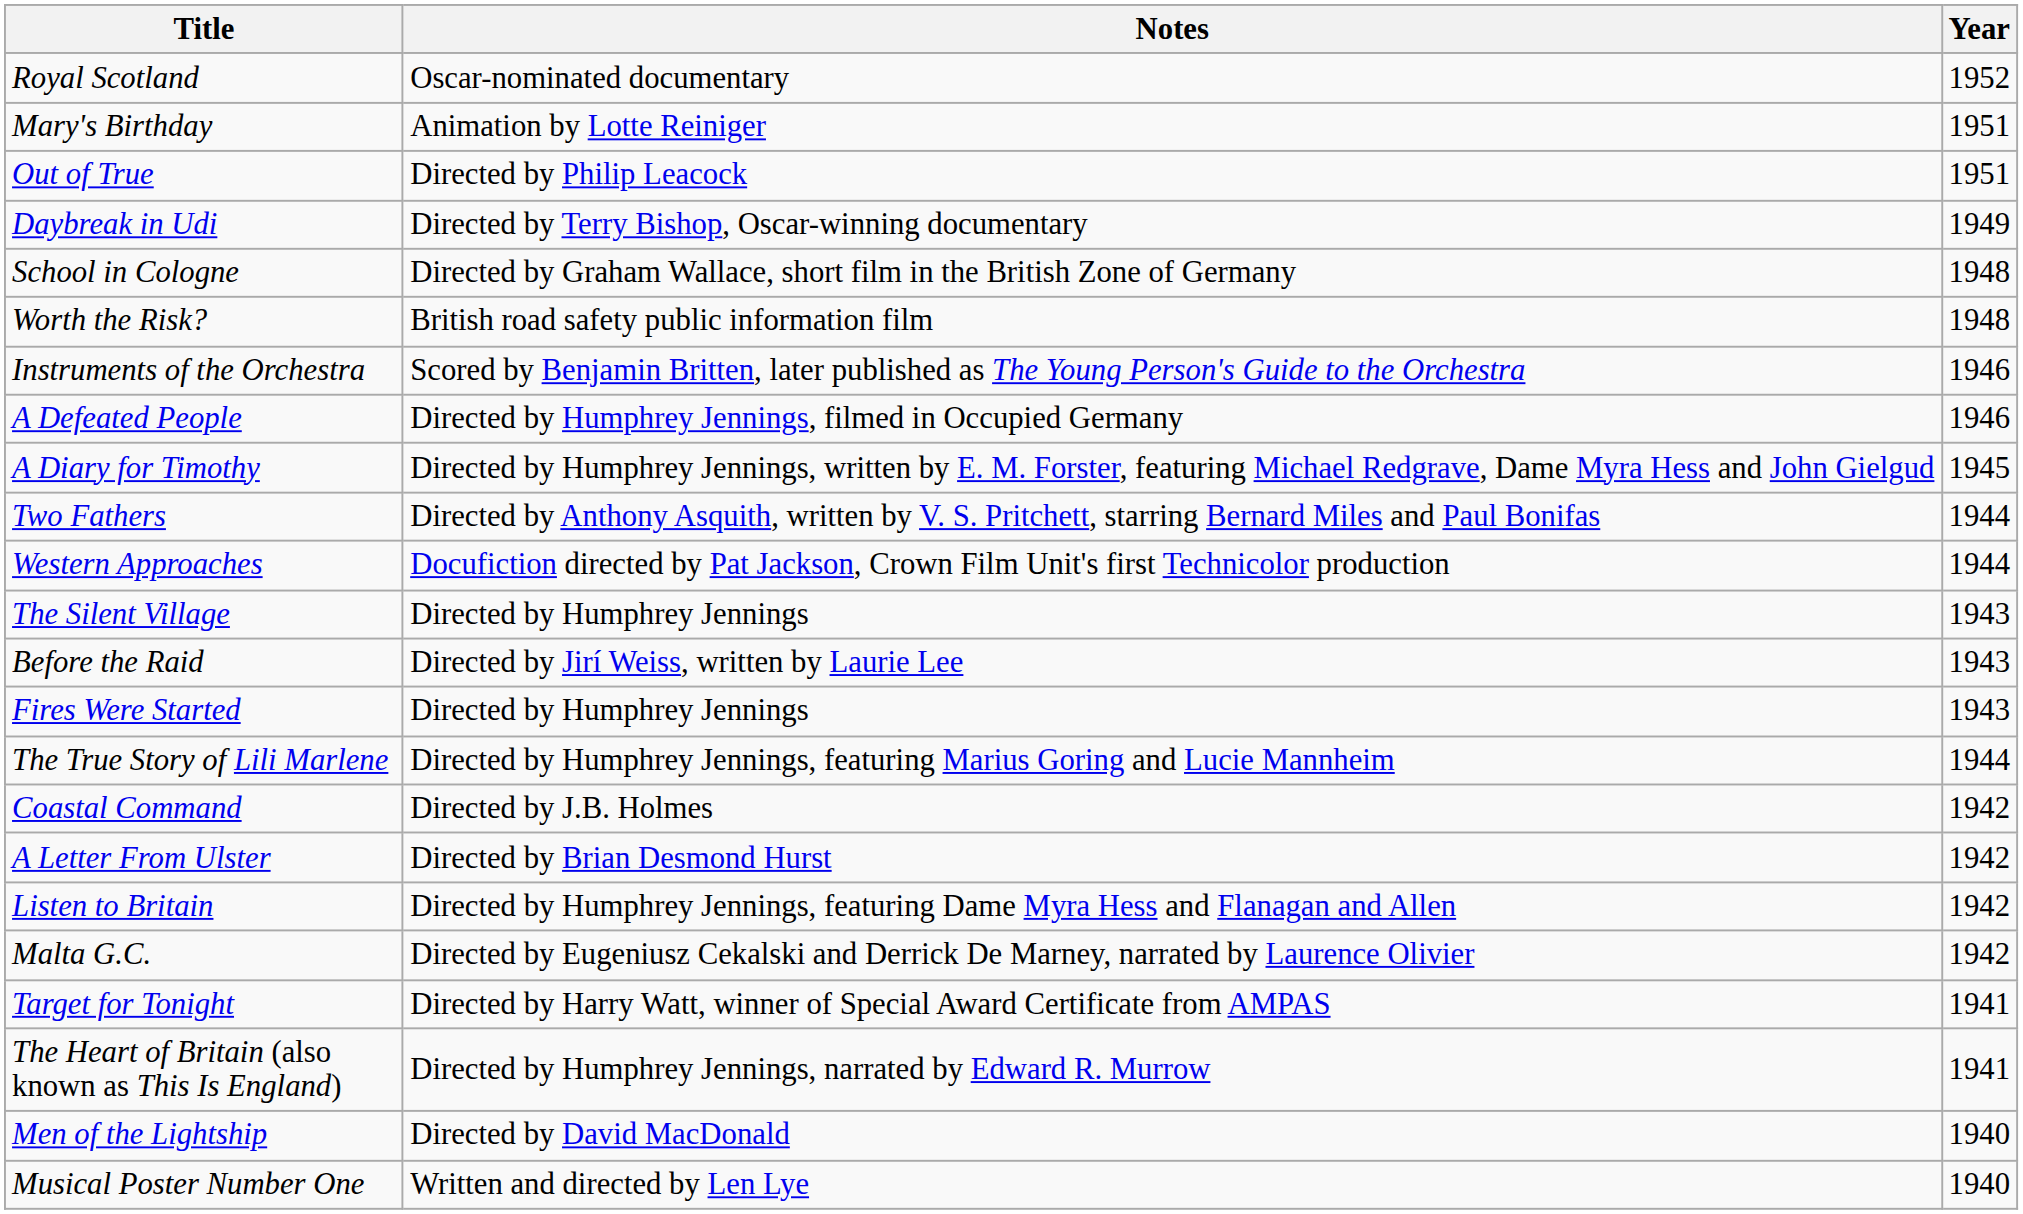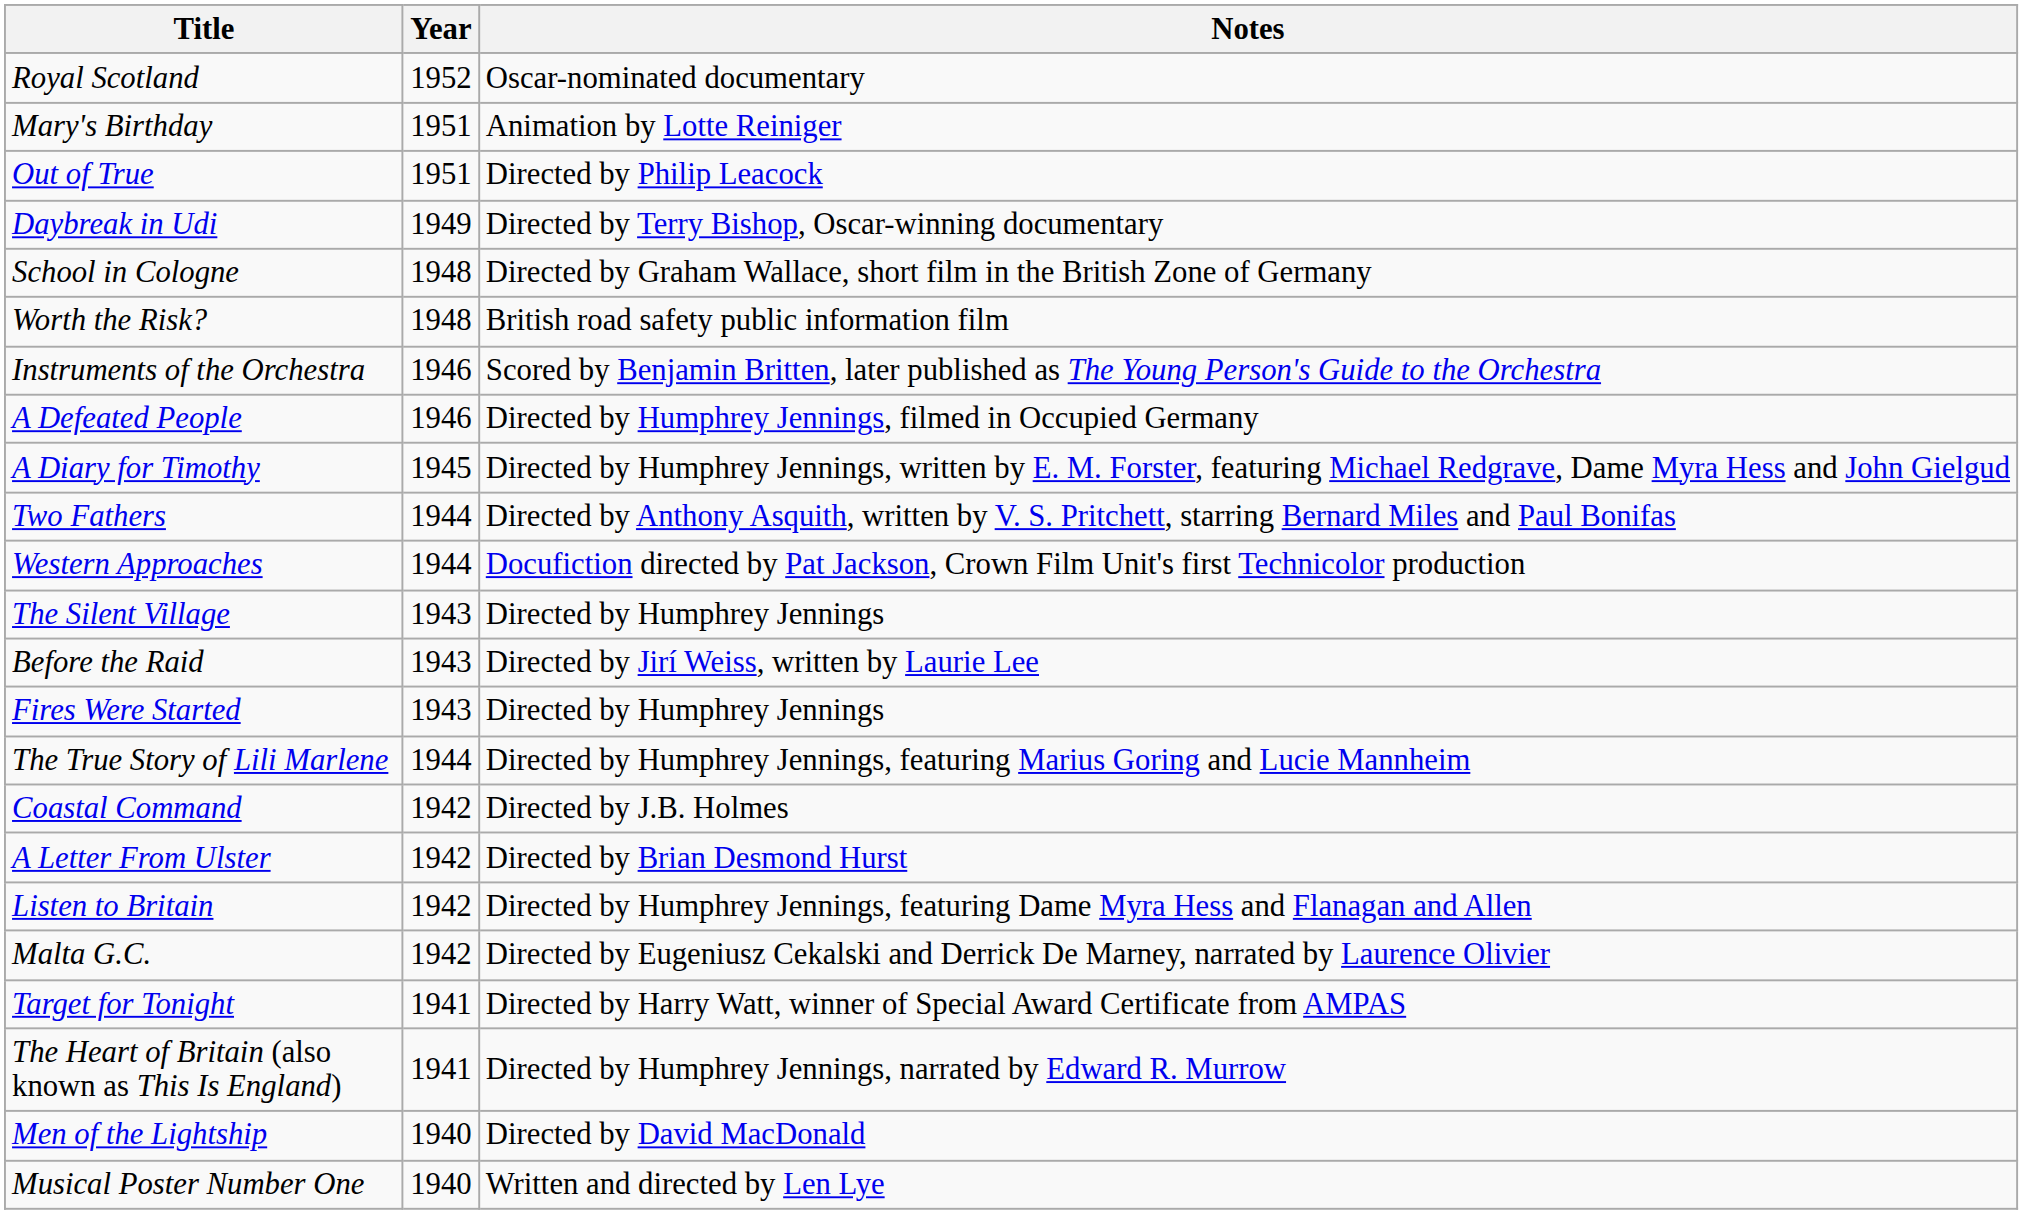columns swapped: (1979, 28) <-> (1172, 28)
